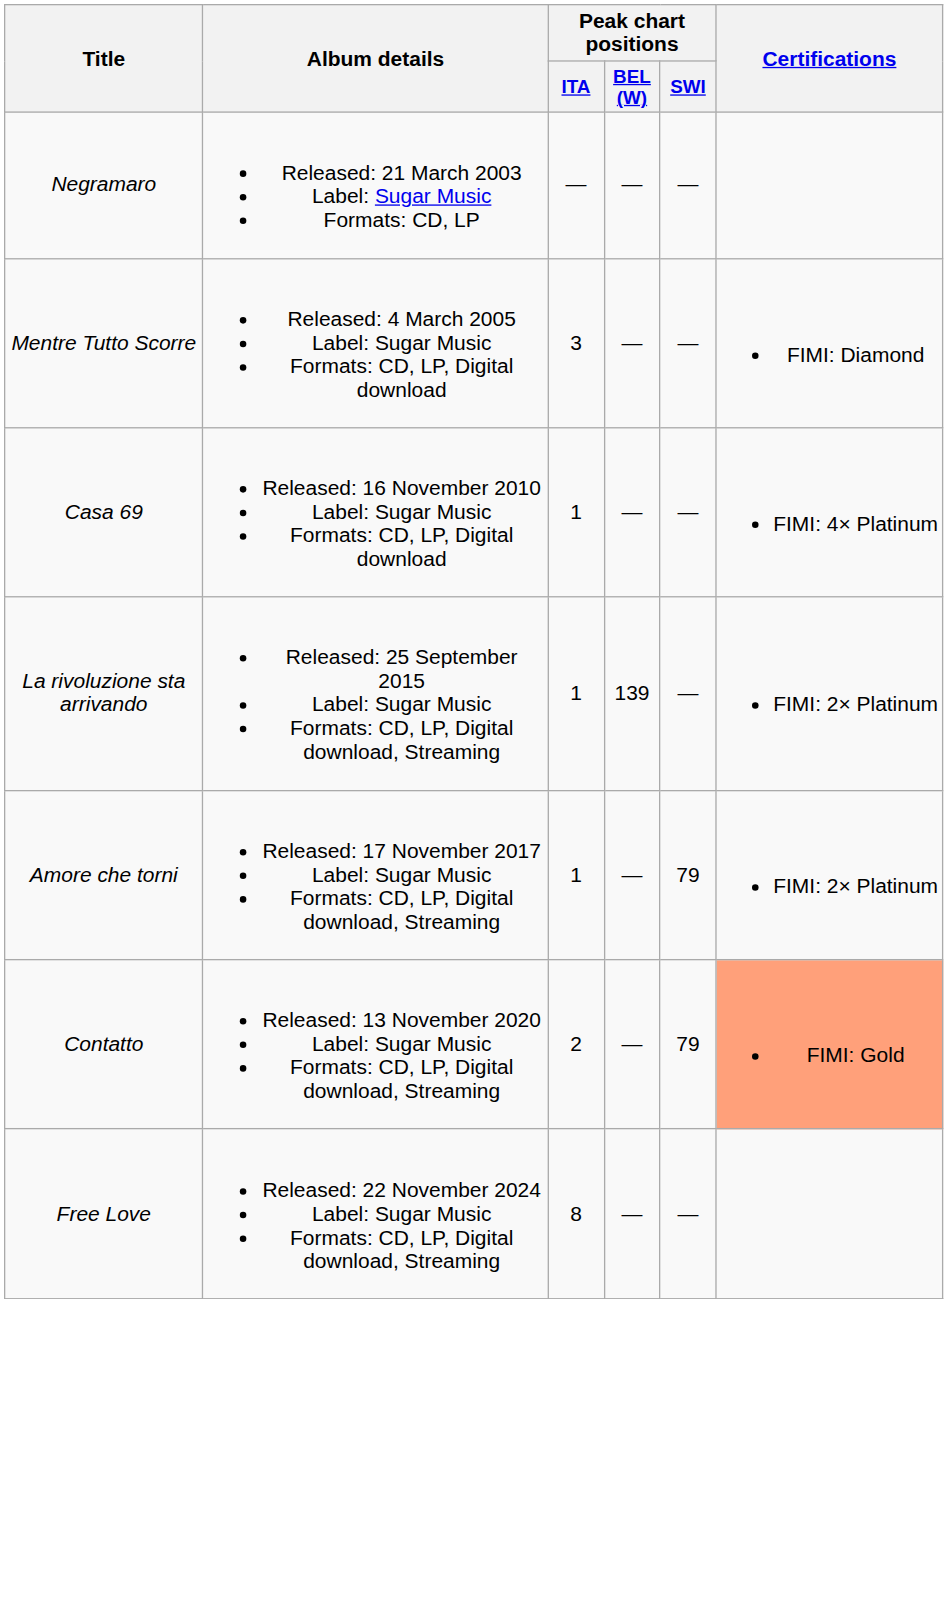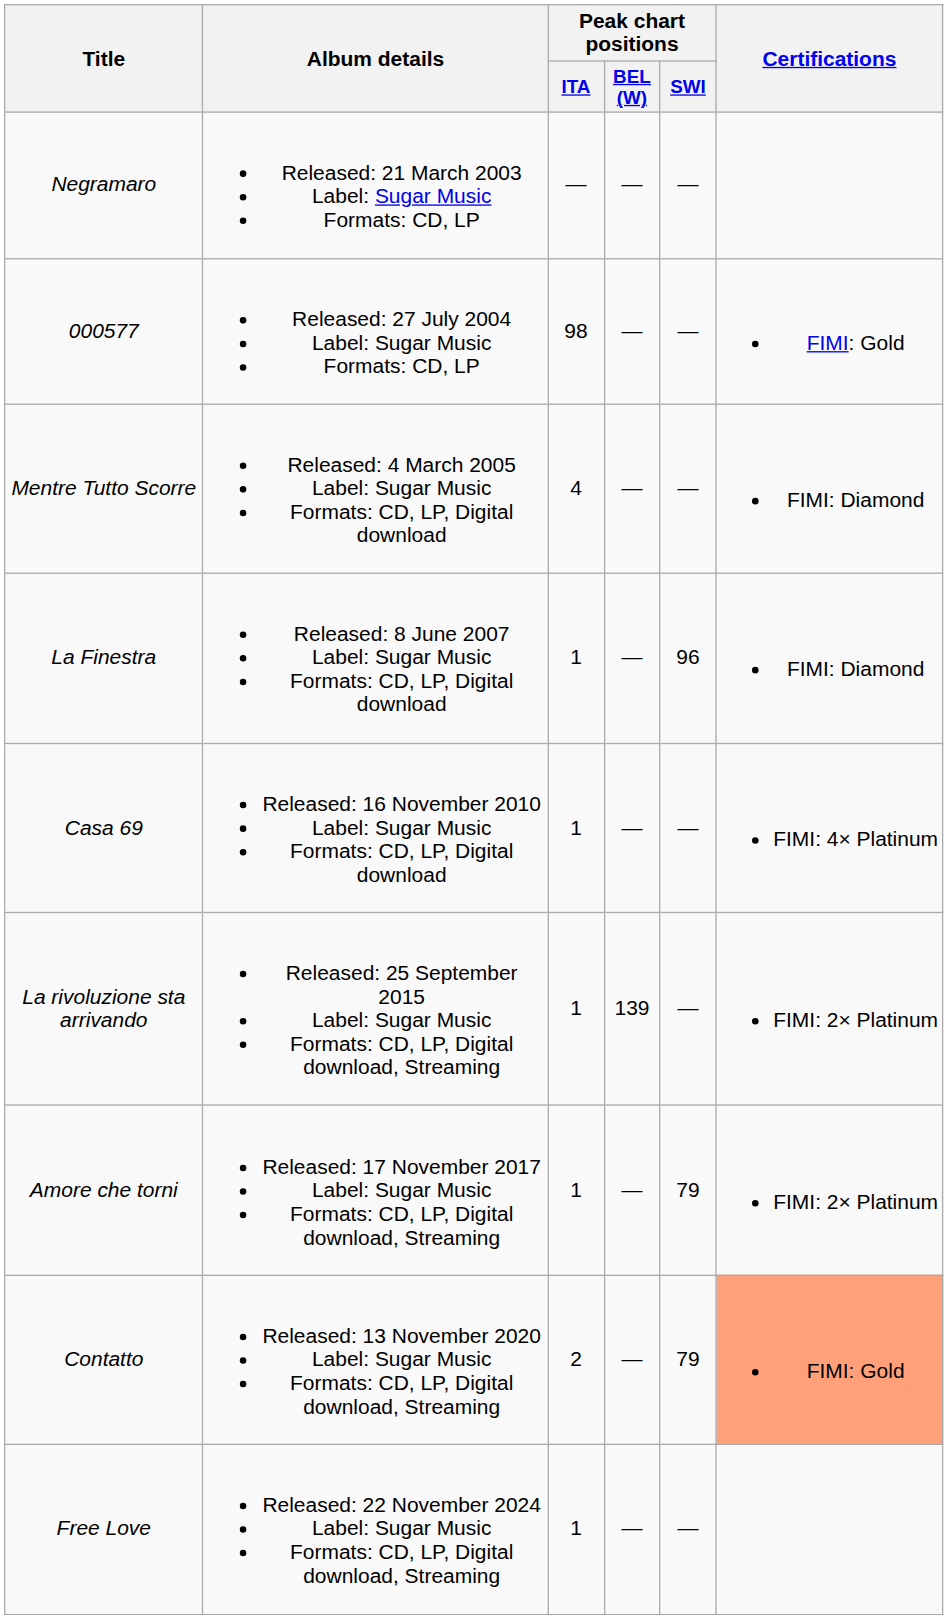+ row: (104, 330)
(576, 342) 3 -> (576, 488) 4
+ row: (104, 658)
(576, 1213) 8 -> (576, 1529) 1
